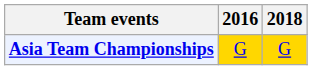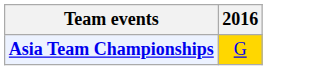- column: (285, 19)
